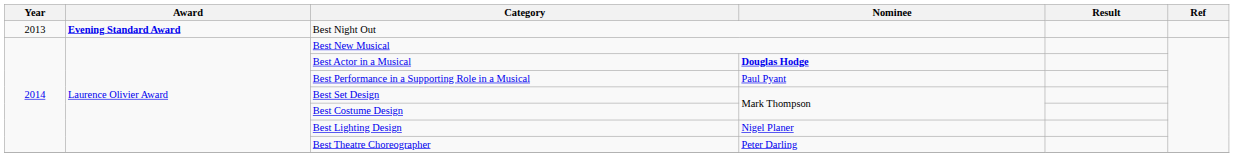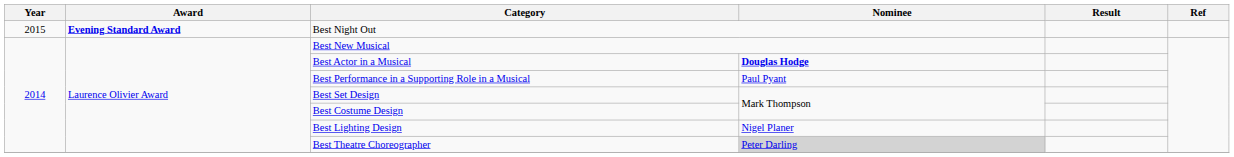(35, 29) 2013 -> (35, 29) 2015
(769, 144) no background -> (769, 144) lightgrey background
